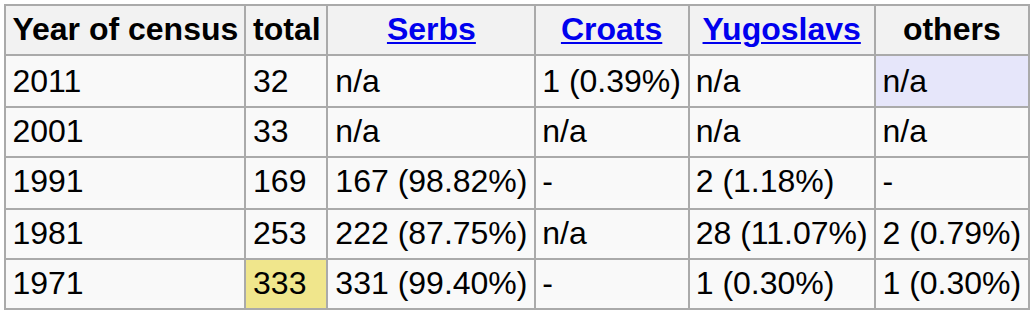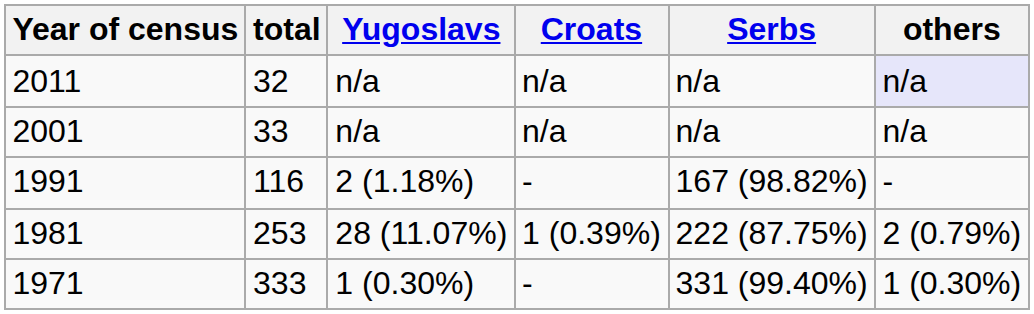columns swapped: (431, 29) <-> (782, 29)
(612, 80) 1 (0.39%) -> (544, 80) n/a
(280, 182) 169 -> (279, 182) 116
(564, 232) n/a -> (591, 232) 1 (0.39%)
(280, 283) khaki background -> (280, 283) no background
